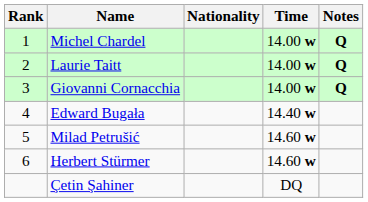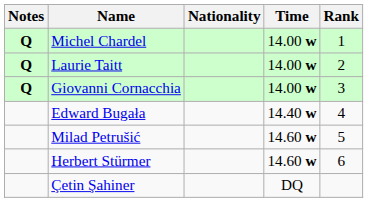columns swapped: (26, 16) <-> (341, 16)
